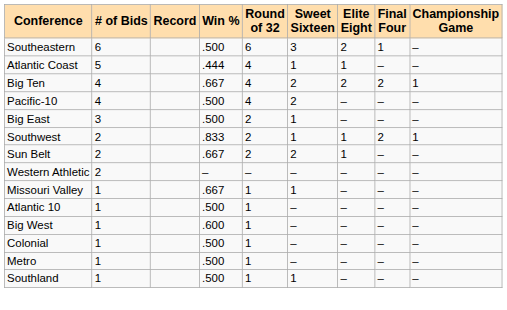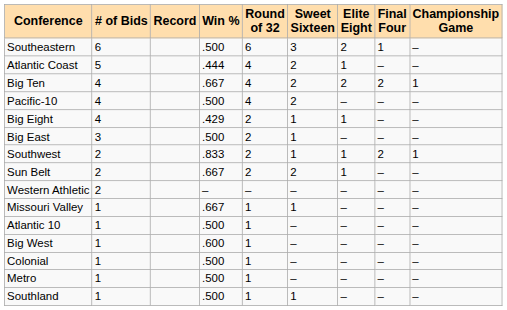(294, 65) 1 -> (294, 65) 2
+ row: (30, 118)
